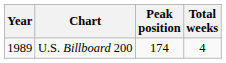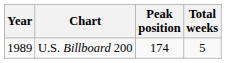(202, 48) 4 -> (202, 48) 5
